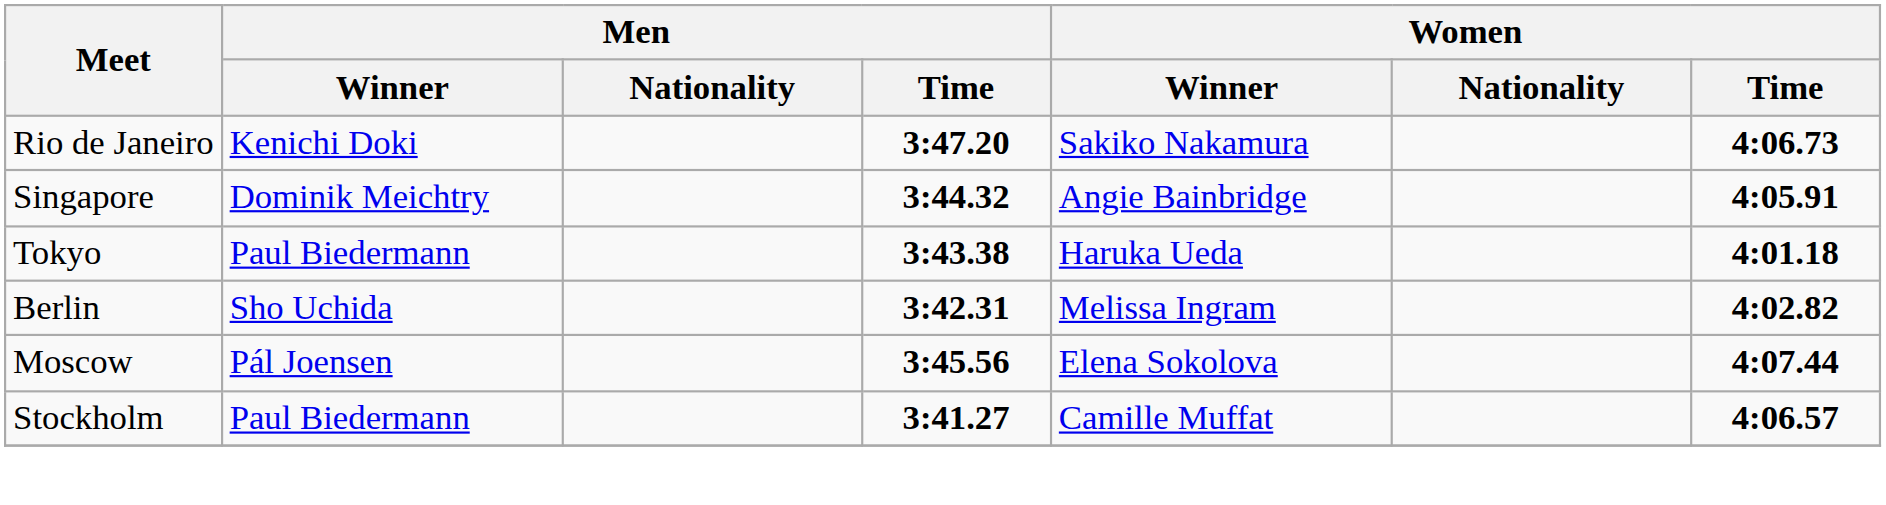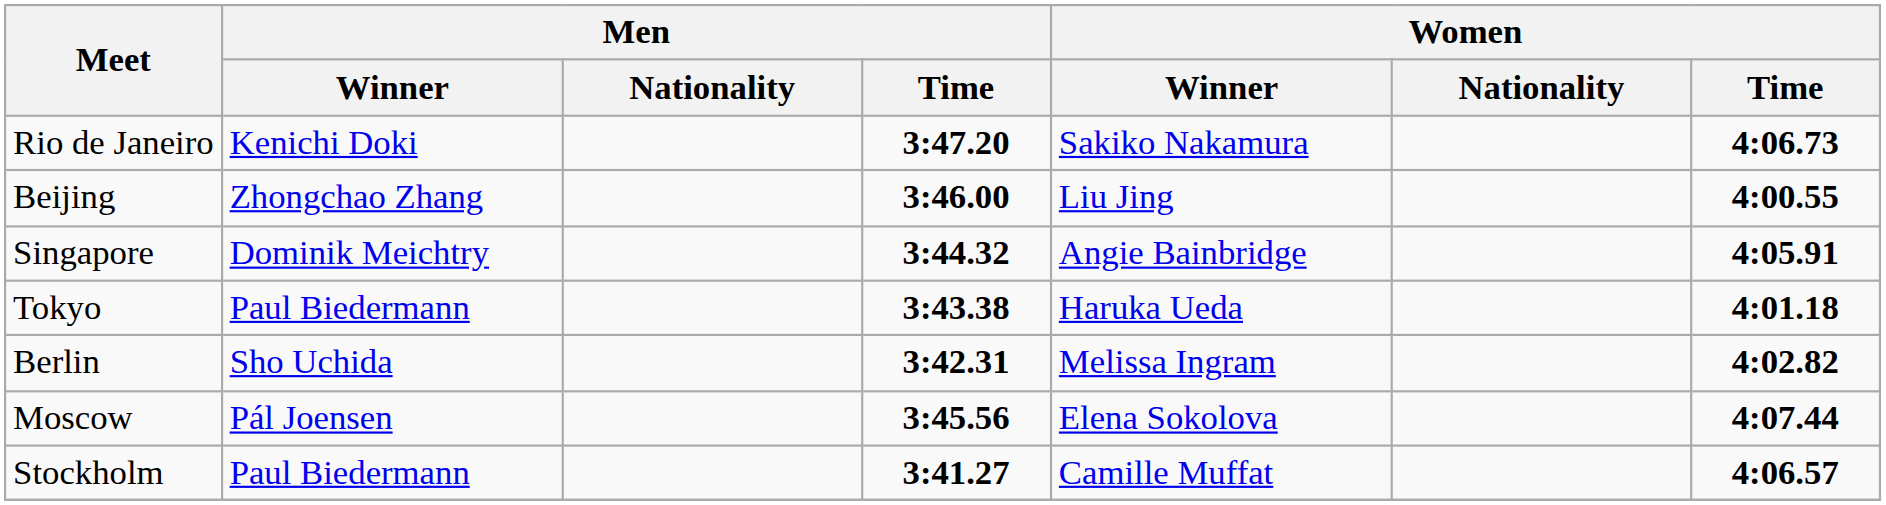+ row: (64, 197)
